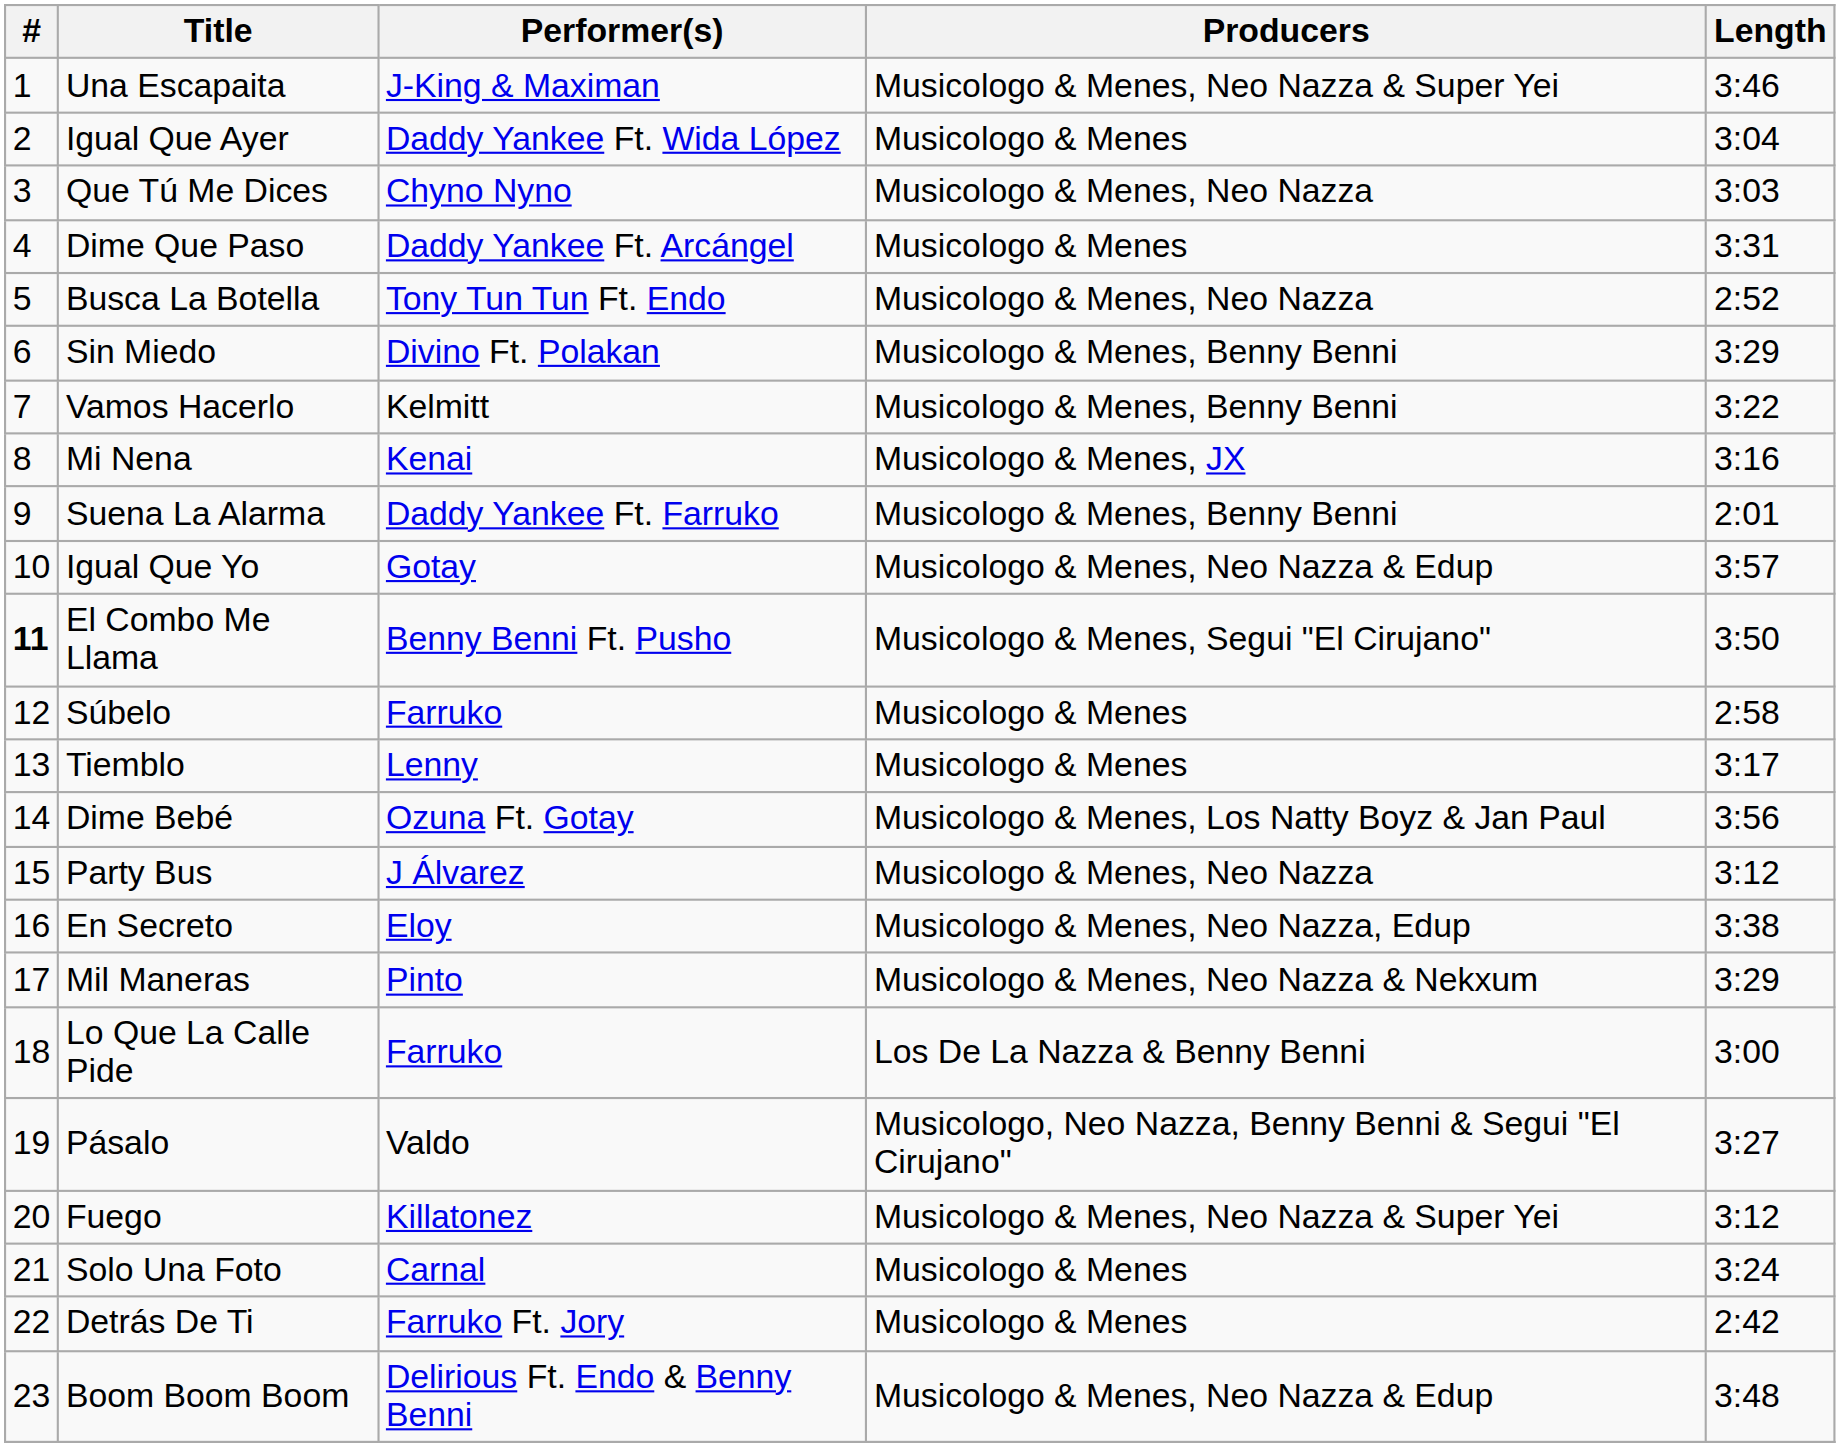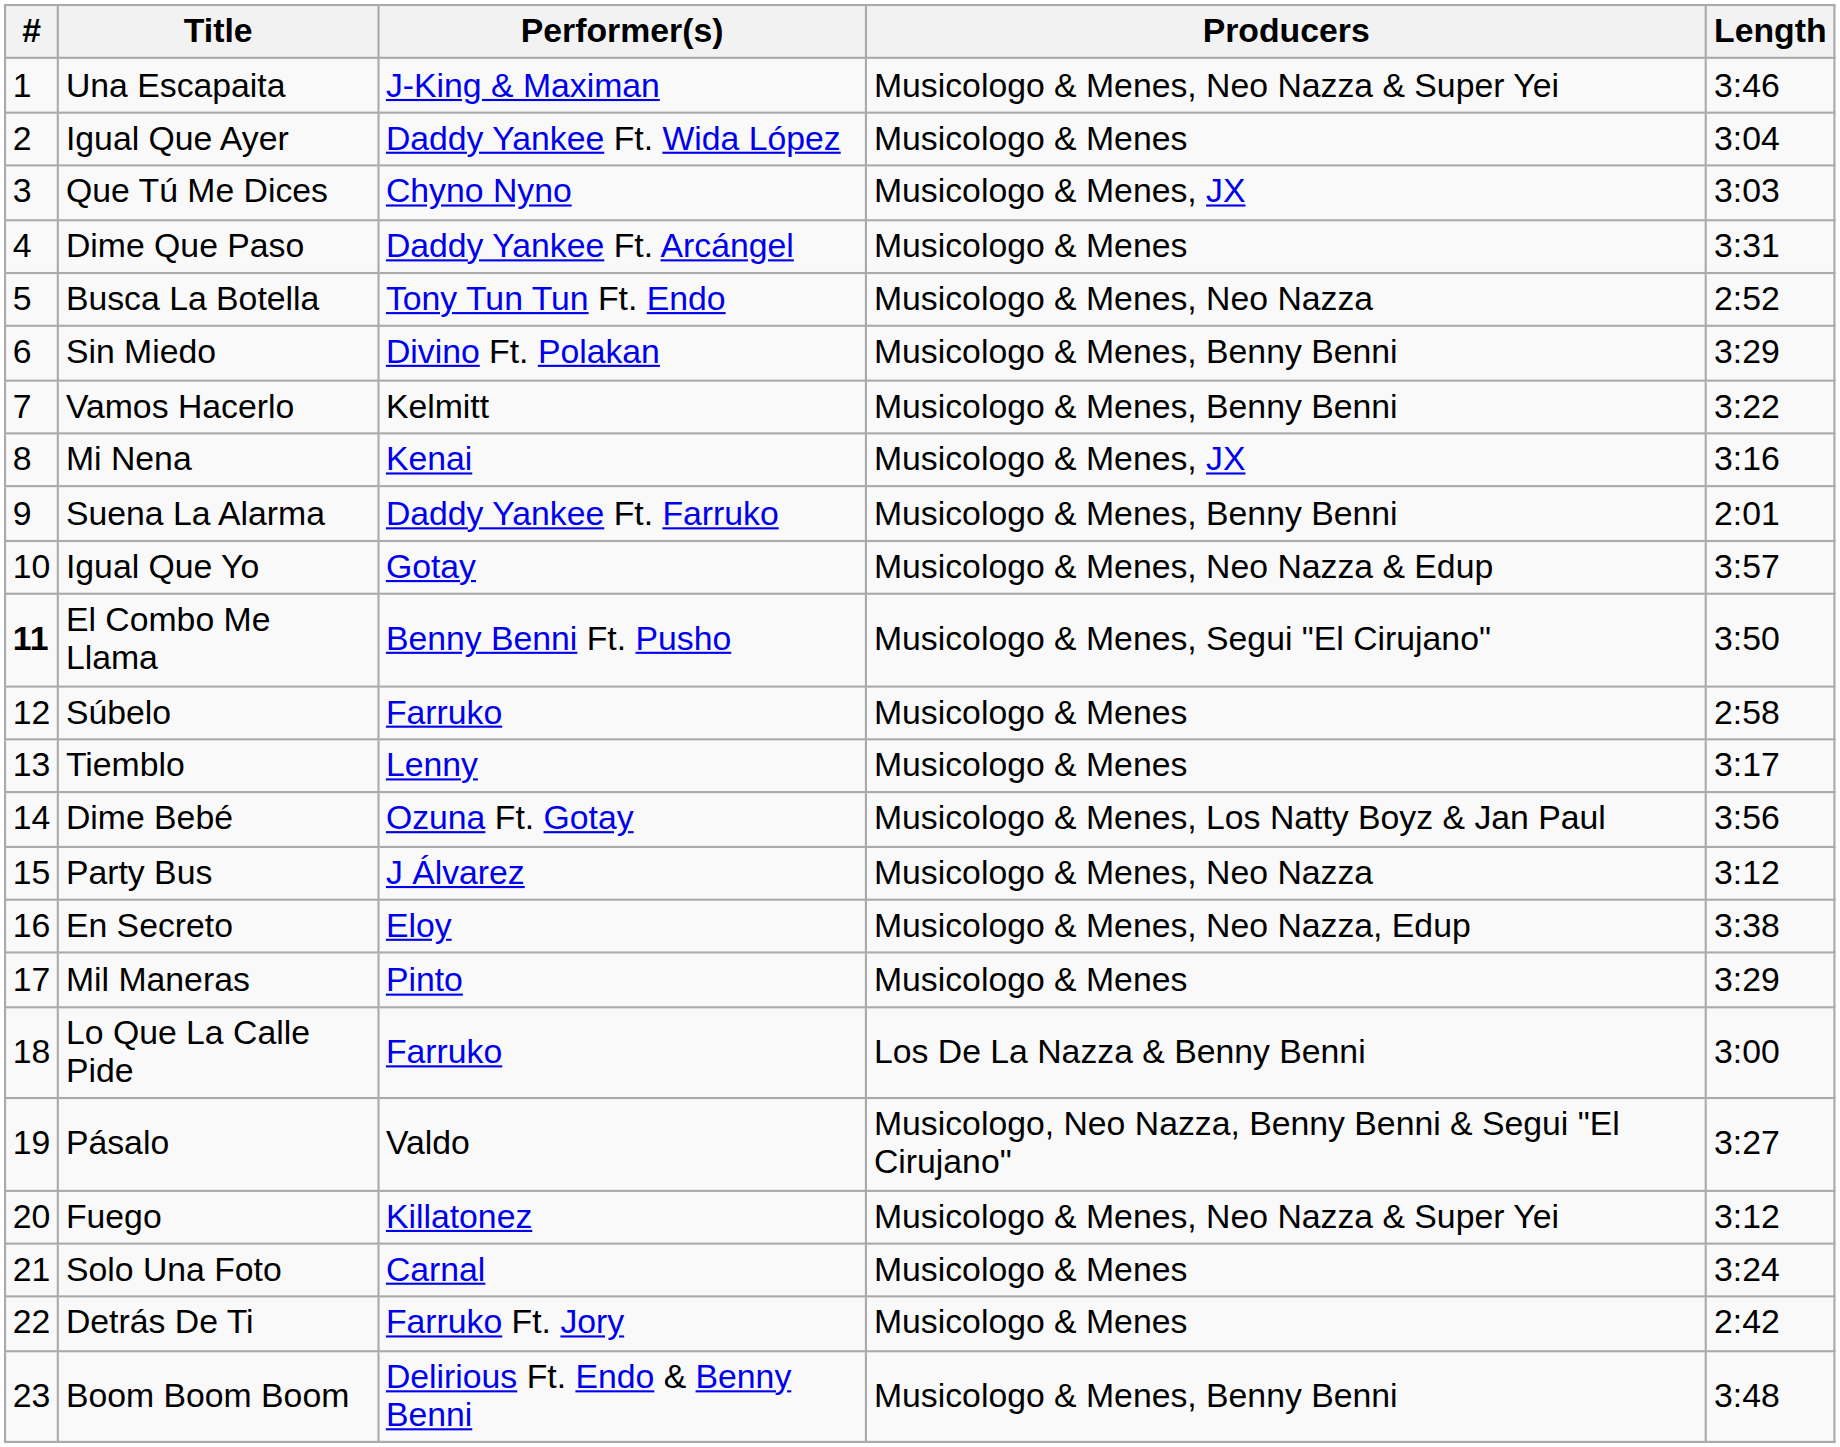(1124, 191) Musicologo & Menes, Neo Nazza -> (1060, 191) Musicologo & Menes, JX
(1206, 979) Musicologo & Menes, Neo Nazza & Nekxum -> (1031, 979) Musicologo & Menes
(1184, 1395) Musicologo & Menes, Neo Nazza & Edup -> (1136, 1395) Musicologo & Menes, Benny Benni
